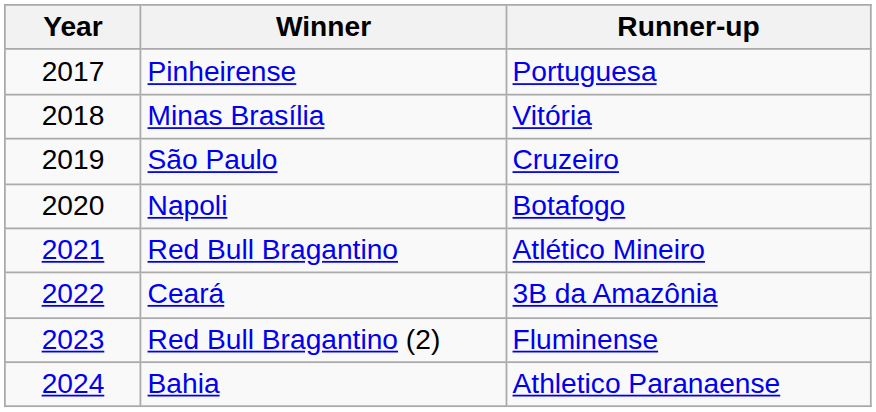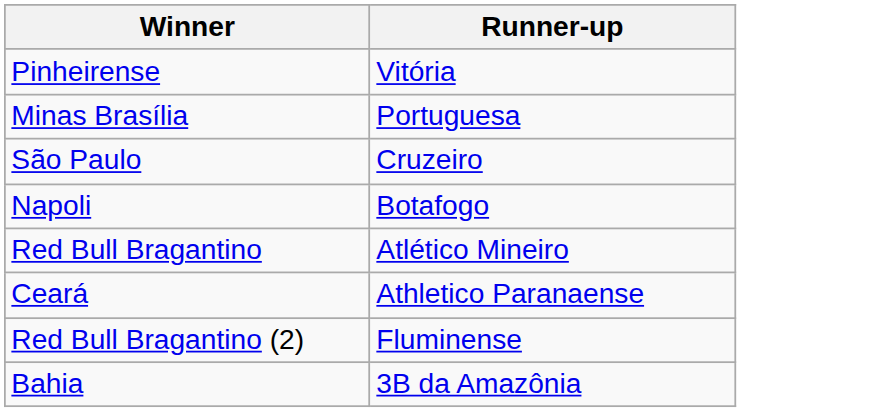- column: (73, 26)
(585, 71) Portuguesa -> (416, 71) Vitória
(552, 116) Vitória -> (448, 116) Portuguesa
(615, 294) 3B da Amazônia -> (510, 294) Athletico Paranaense
(646, 384) Athletico Paranaense -> (479, 384) 3B da Amazônia
